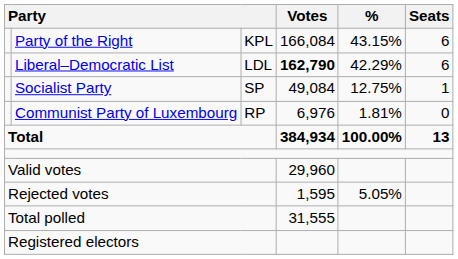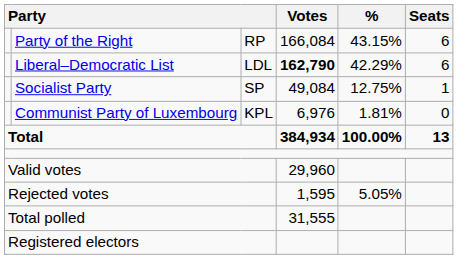(259, 40) KPL -> (255, 40) RP
(255, 112) RP -> (259, 112) KPL
